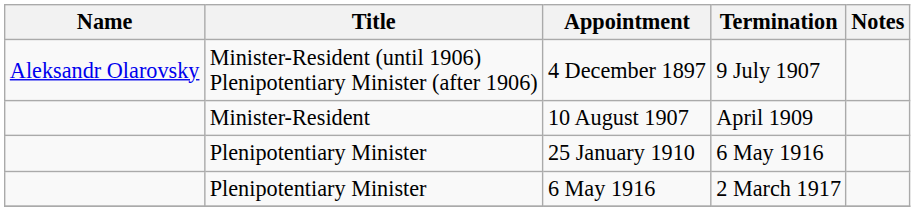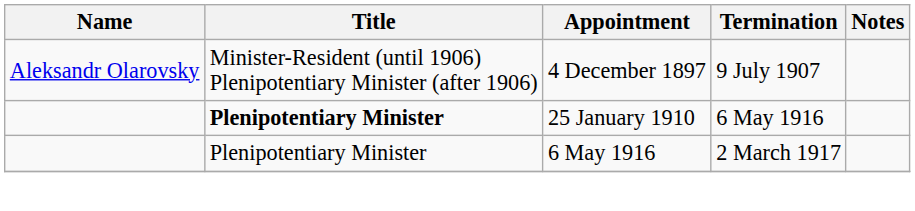- row: (618, 117)
(318, 152) normal -> (327, 117) bold
